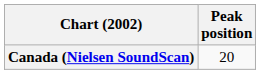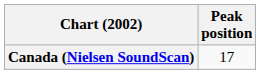(227, 57) 20 -> (227, 57) 17
